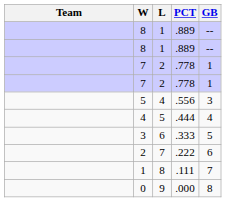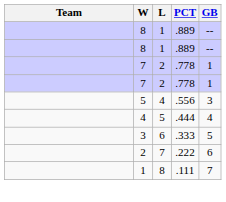- row: (143, 188)
